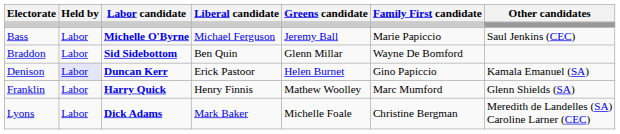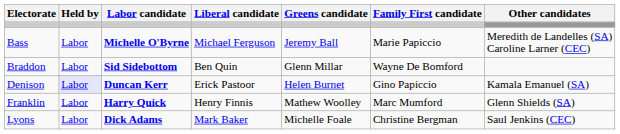(531, 36) Saul Jenkins (CEC) -> (550, 42) Meredith de Landelles (SA) Caroline Larner (CEC)
(550, 113) Meredith de Landelles (SA) Caroline Larner (CEC) -> (531, 119) Saul Jenkins (CEC)
